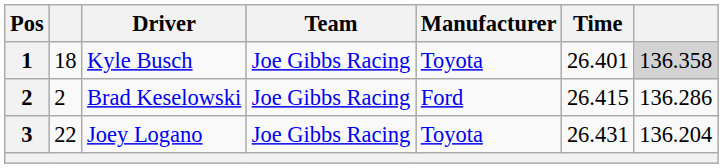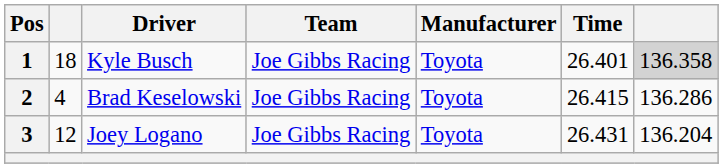(60, 97) 2 -> (60, 97) 4
(442, 97) Ford -> (452, 97) Toyota
(65, 134) 22 -> (65, 134) 12
